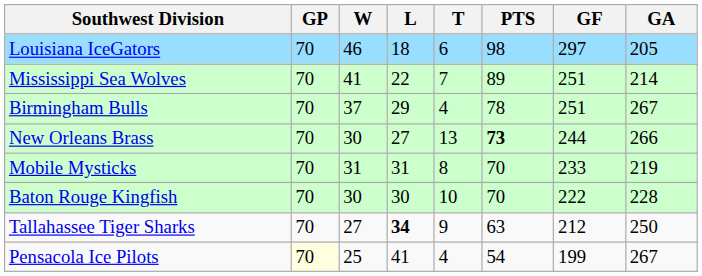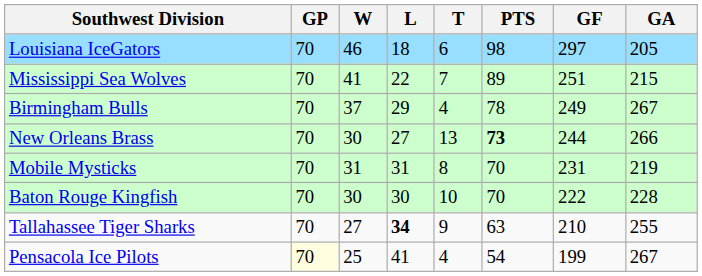(644, 78) 214 -> (644, 78) 215
(572, 108) 251 -> (572, 108) 249
(572, 167) 233 -> (572, 167) 231
(572, 227) 212 -> (572, 227) 210
(644, 227) 250 -> (644, 227) 255
